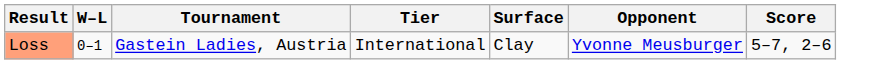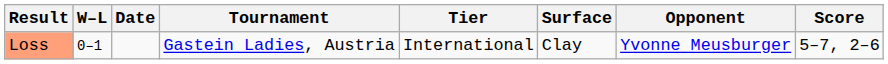+ column: (135, 18)
